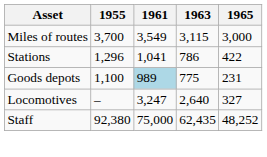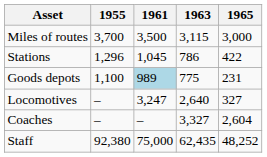(152, 36) 3,549 -> (152, 36) 3,500
(152, 57) 1,041 -> (152, 57) 1,045
+ row: (30, 120)
